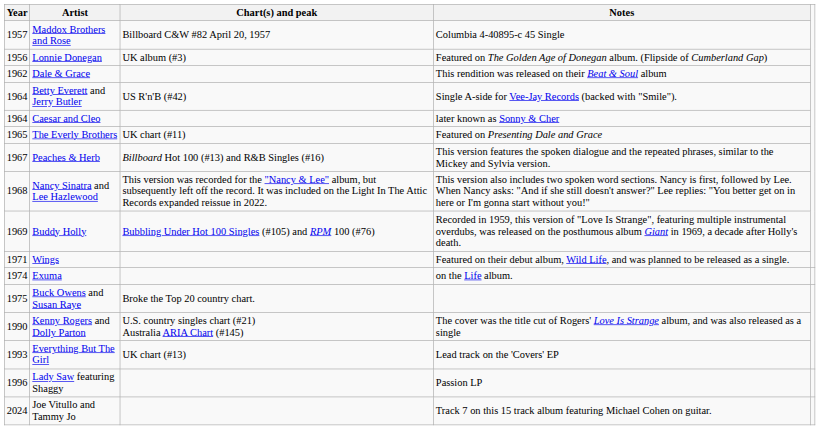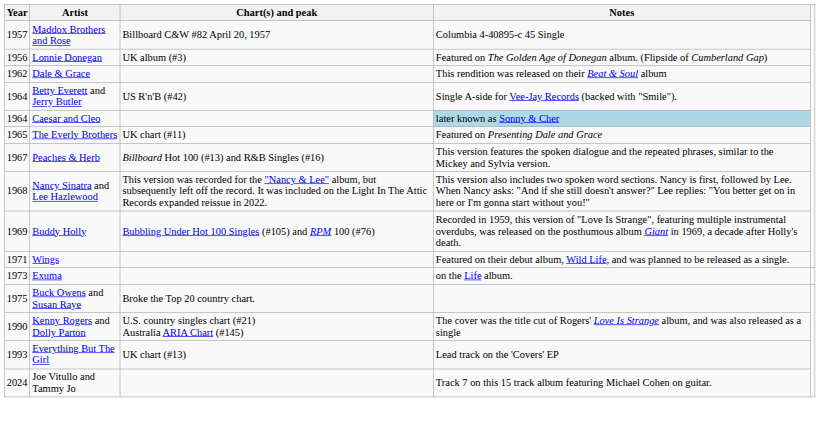(498, 118) no background -> (498, 118) lightblue background
(17, 276) 1974 -> (17, 276) 1973
- row: (73, 383)
